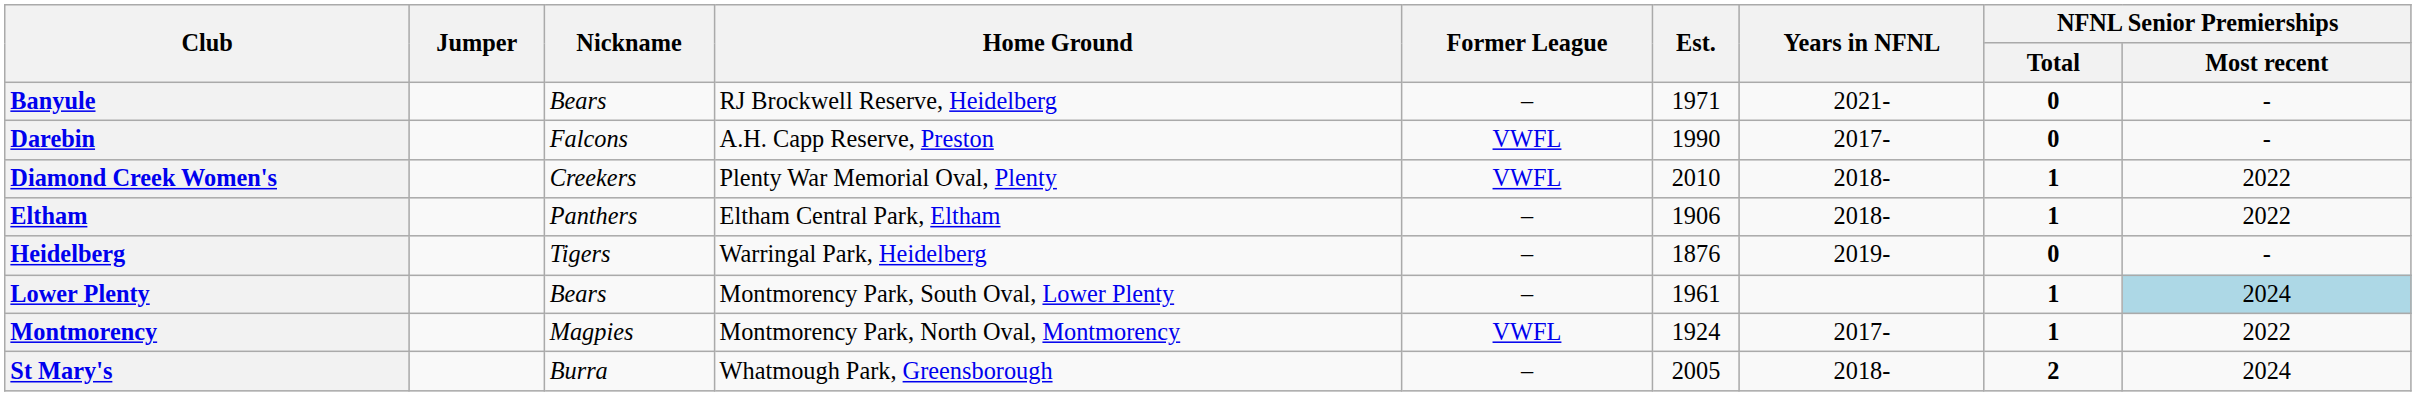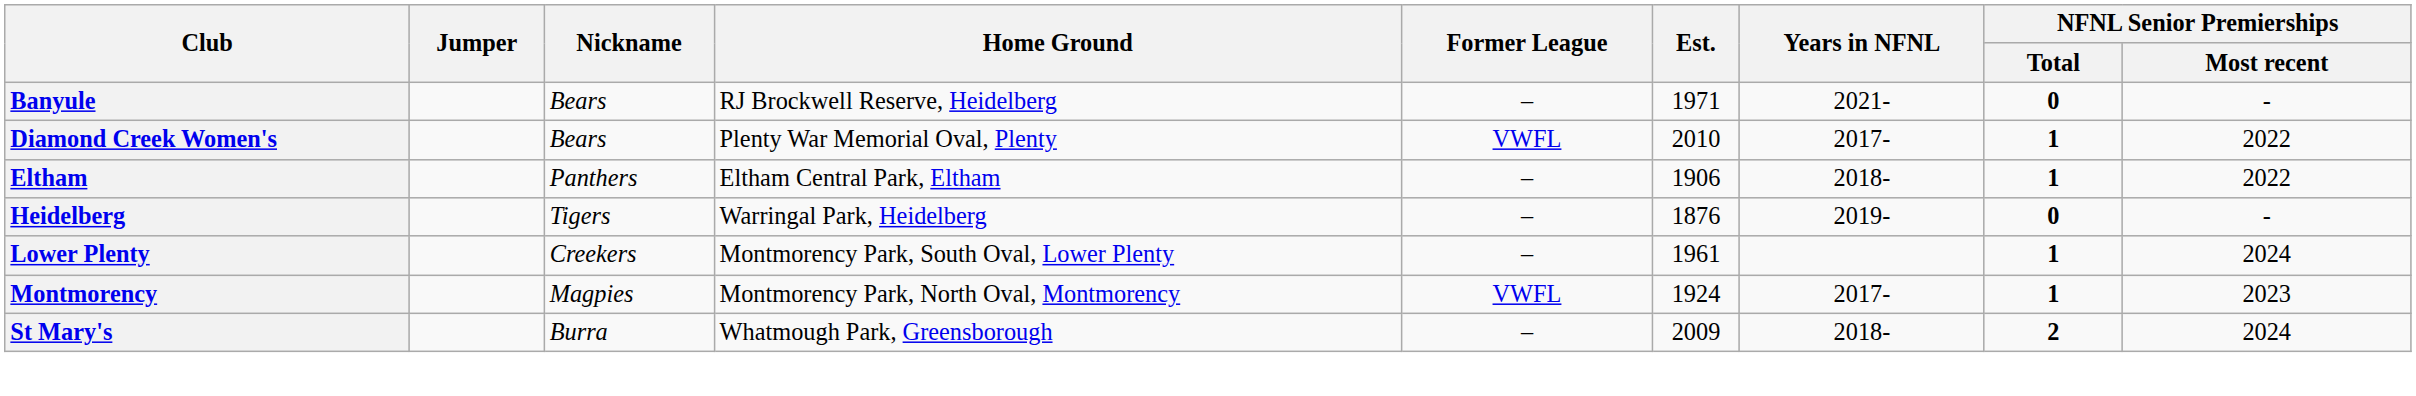- row: (53, 139)
(593, 178) Creekers -> (578, 139) Bears
(1862, 178) 2018- -> (1862, 139) 2017-
(578, 293) Bears -> (593, 255) Creekers
(2267, 293) lightblue background -> (2267, 255) no background
(2267, 332) 2022 -> (2267, 293) 2023
(1696, 370) 2005 -> (1696, 332) 2009
